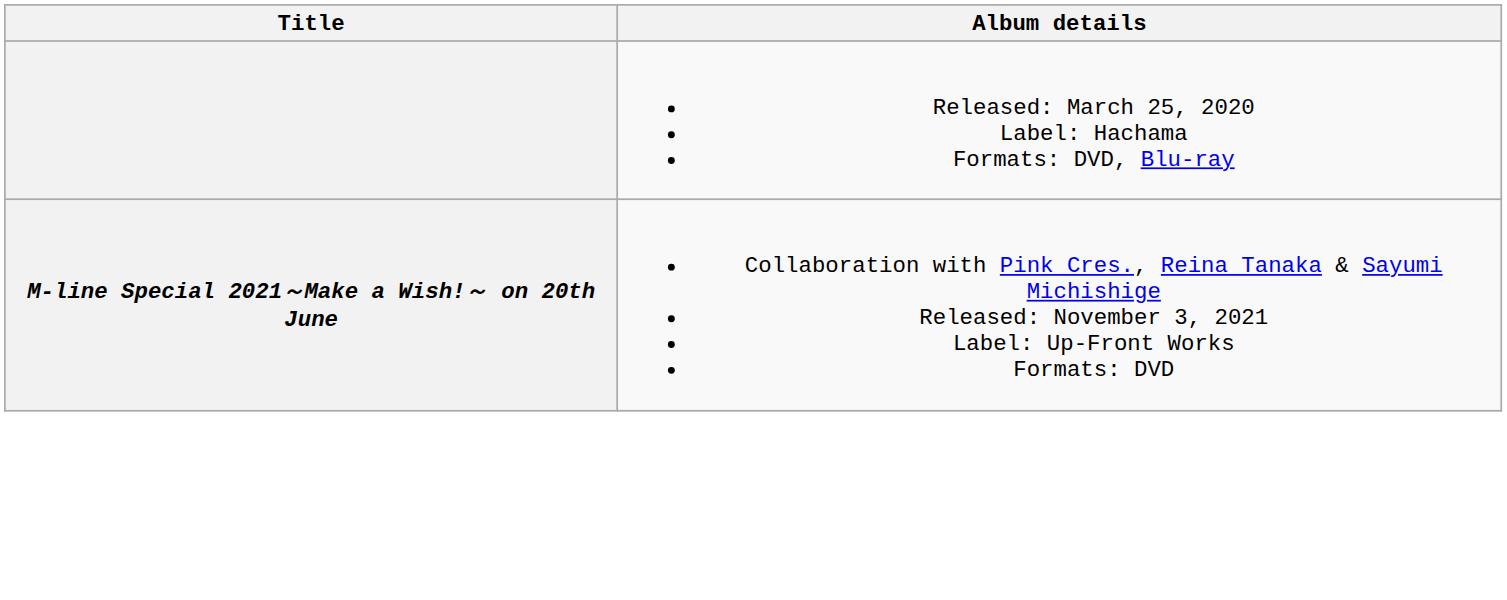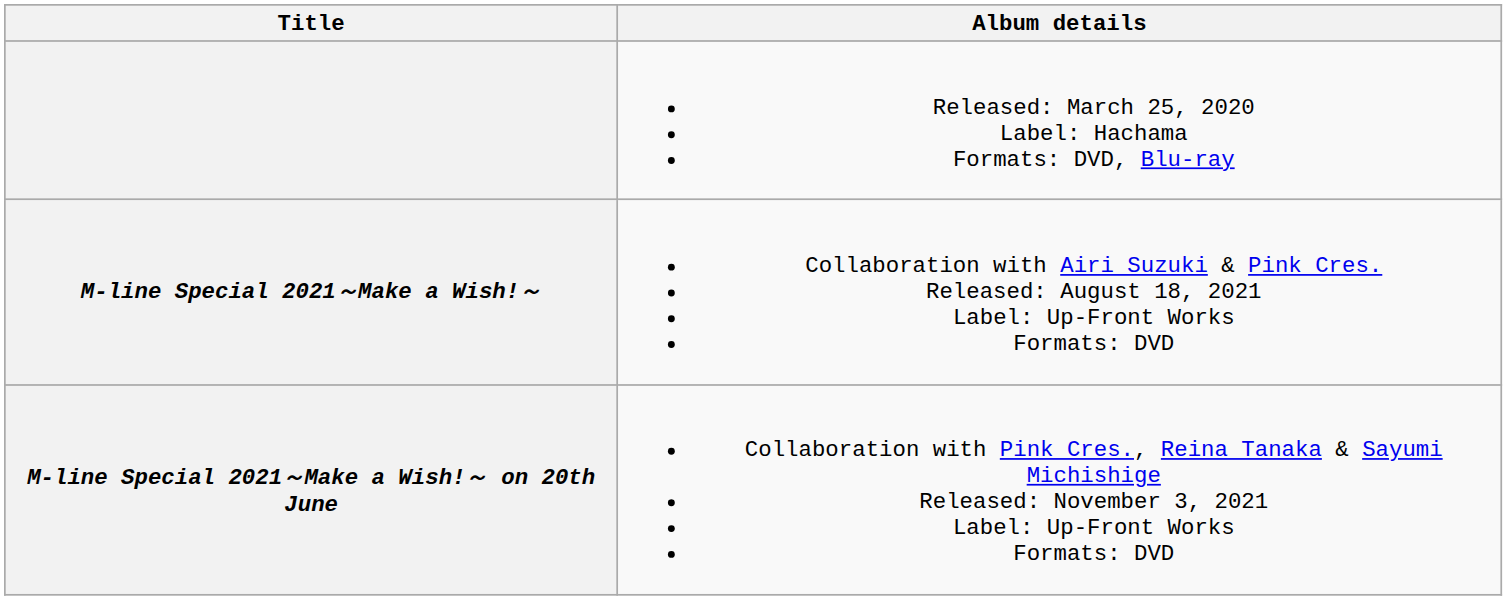+ row: (311, 293)
